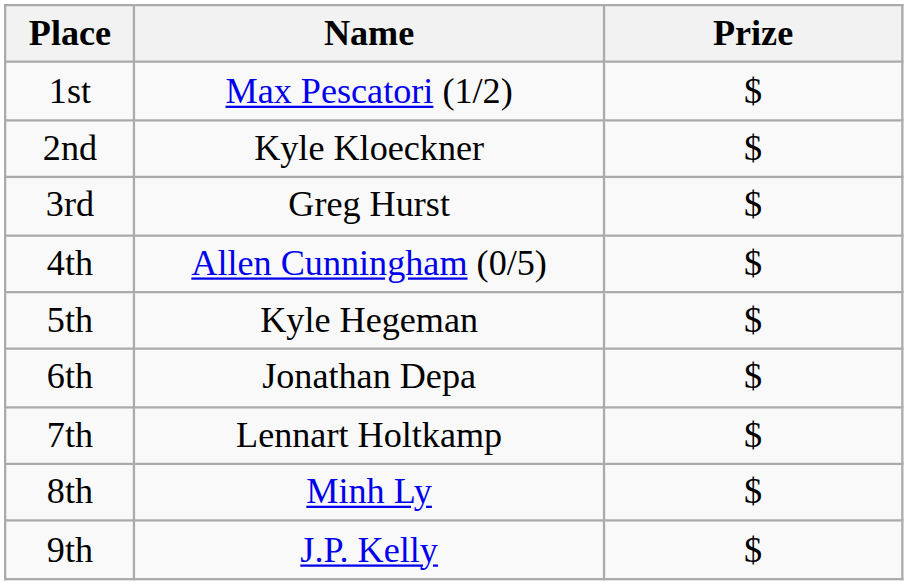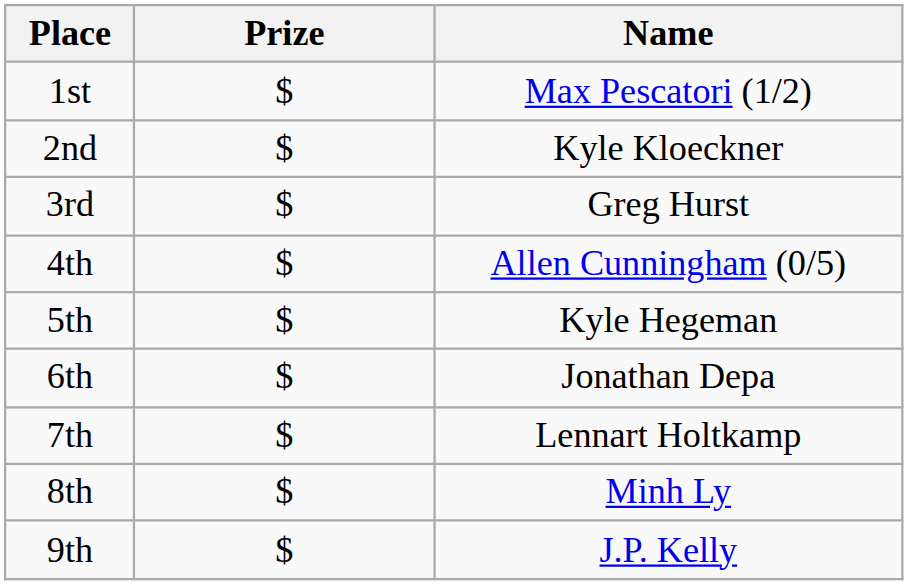columns swapped: (369, 33) <-> (753, 33)
